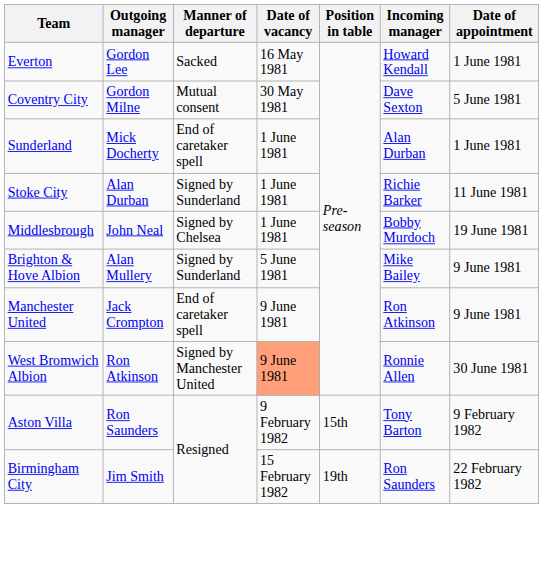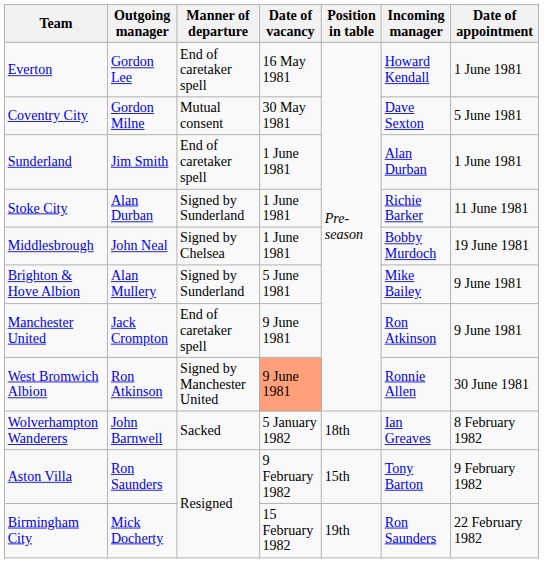(197, 61) Sacked -> (206, 69) End of caretaker spell
(133, 146) Mick Docherty -> (140, 161) Jim Smith
+ row: (53, 430)
(135, 476) Jim Smith -> (137, 530) Mick Docherty
